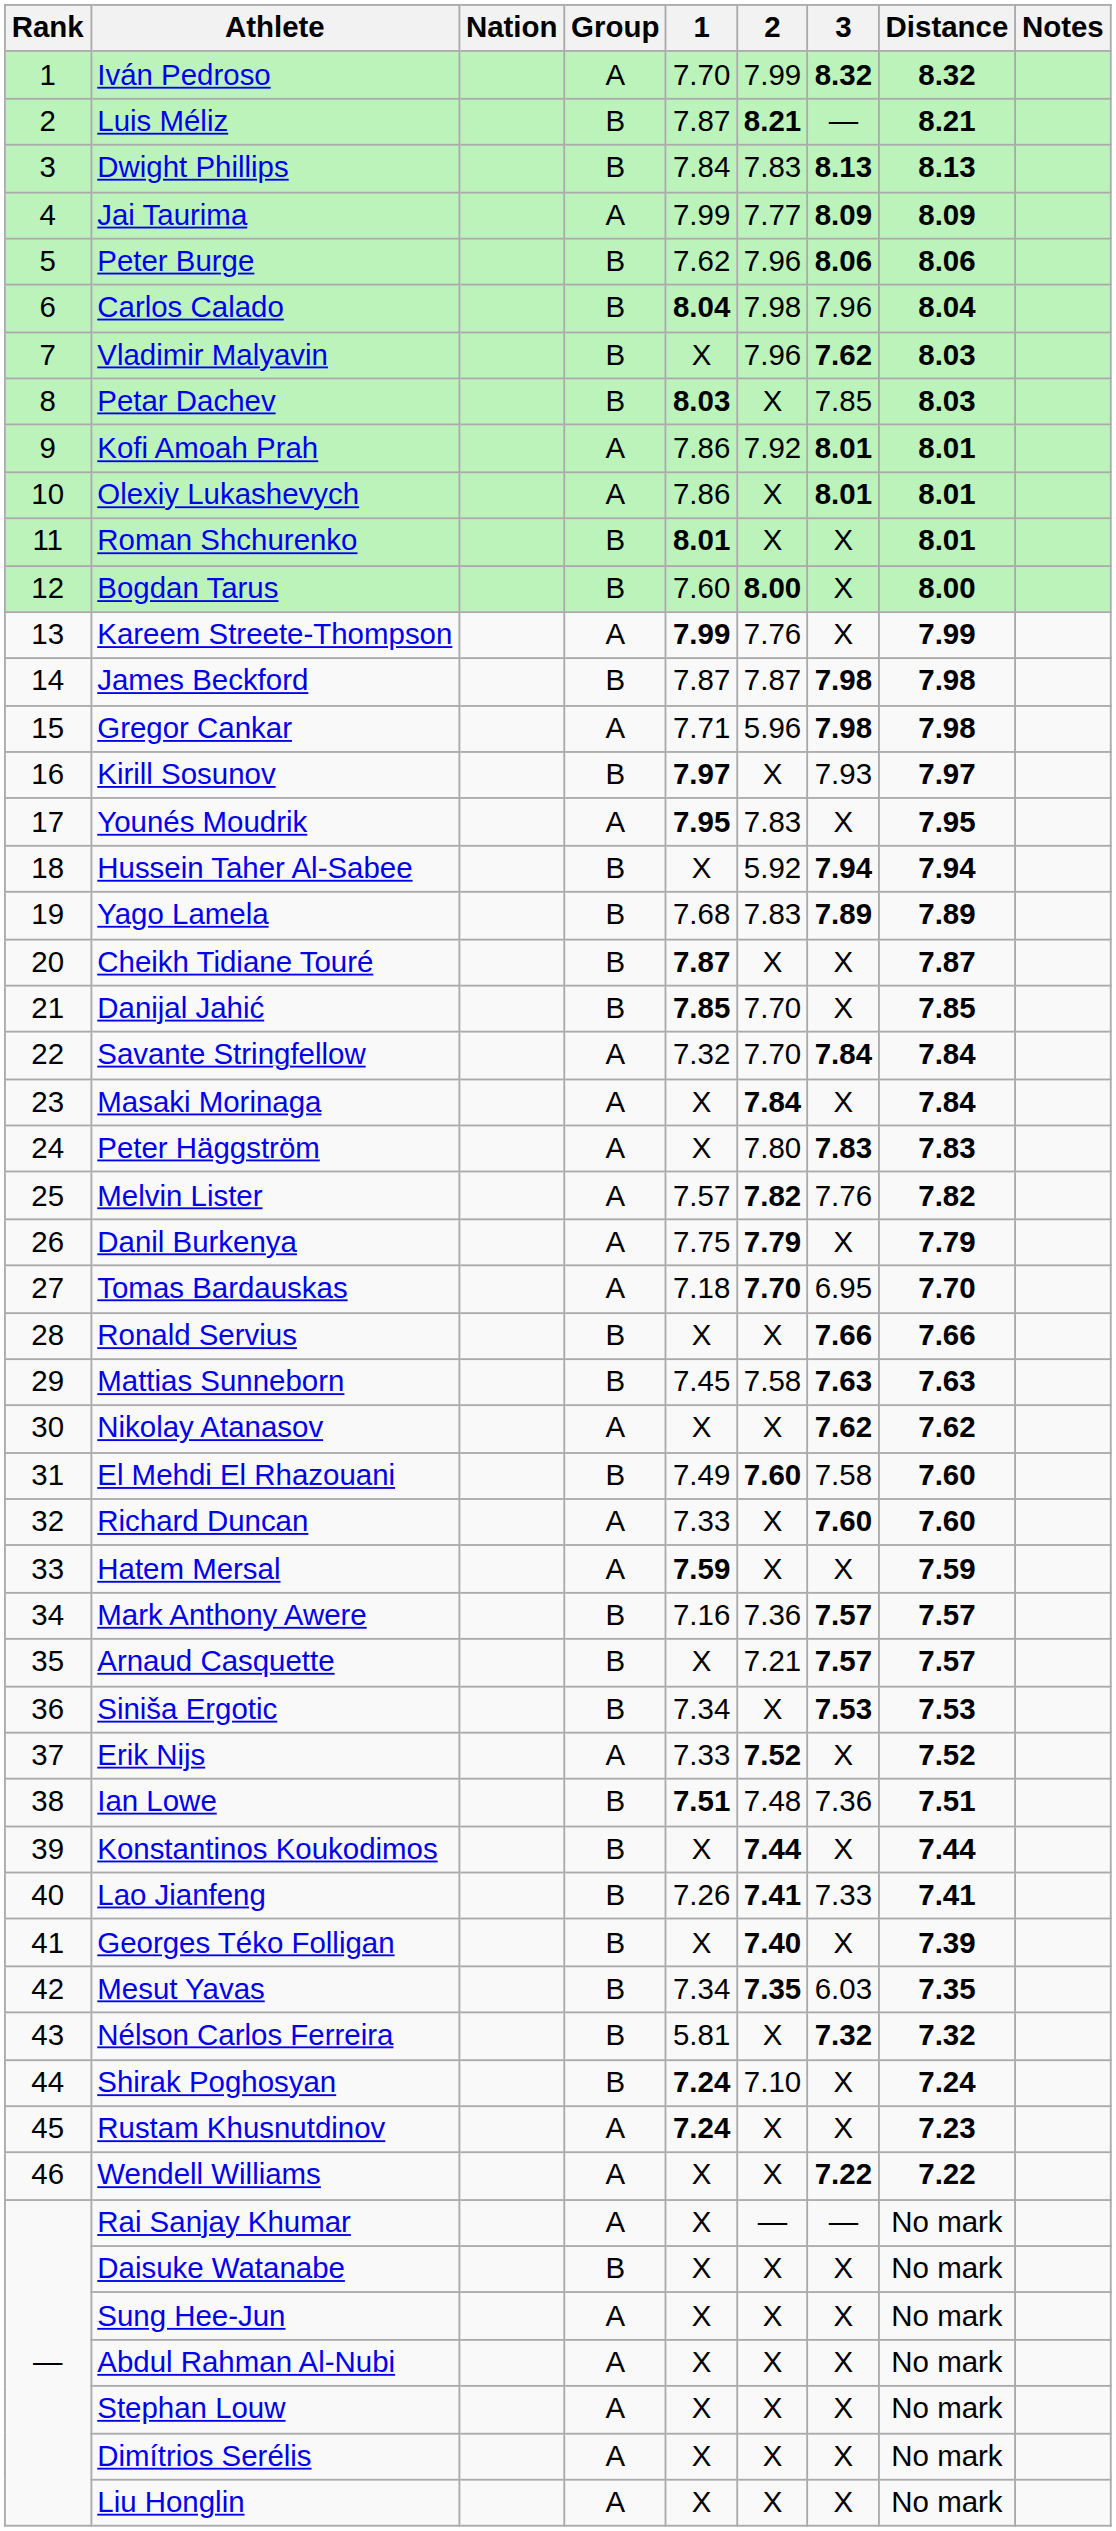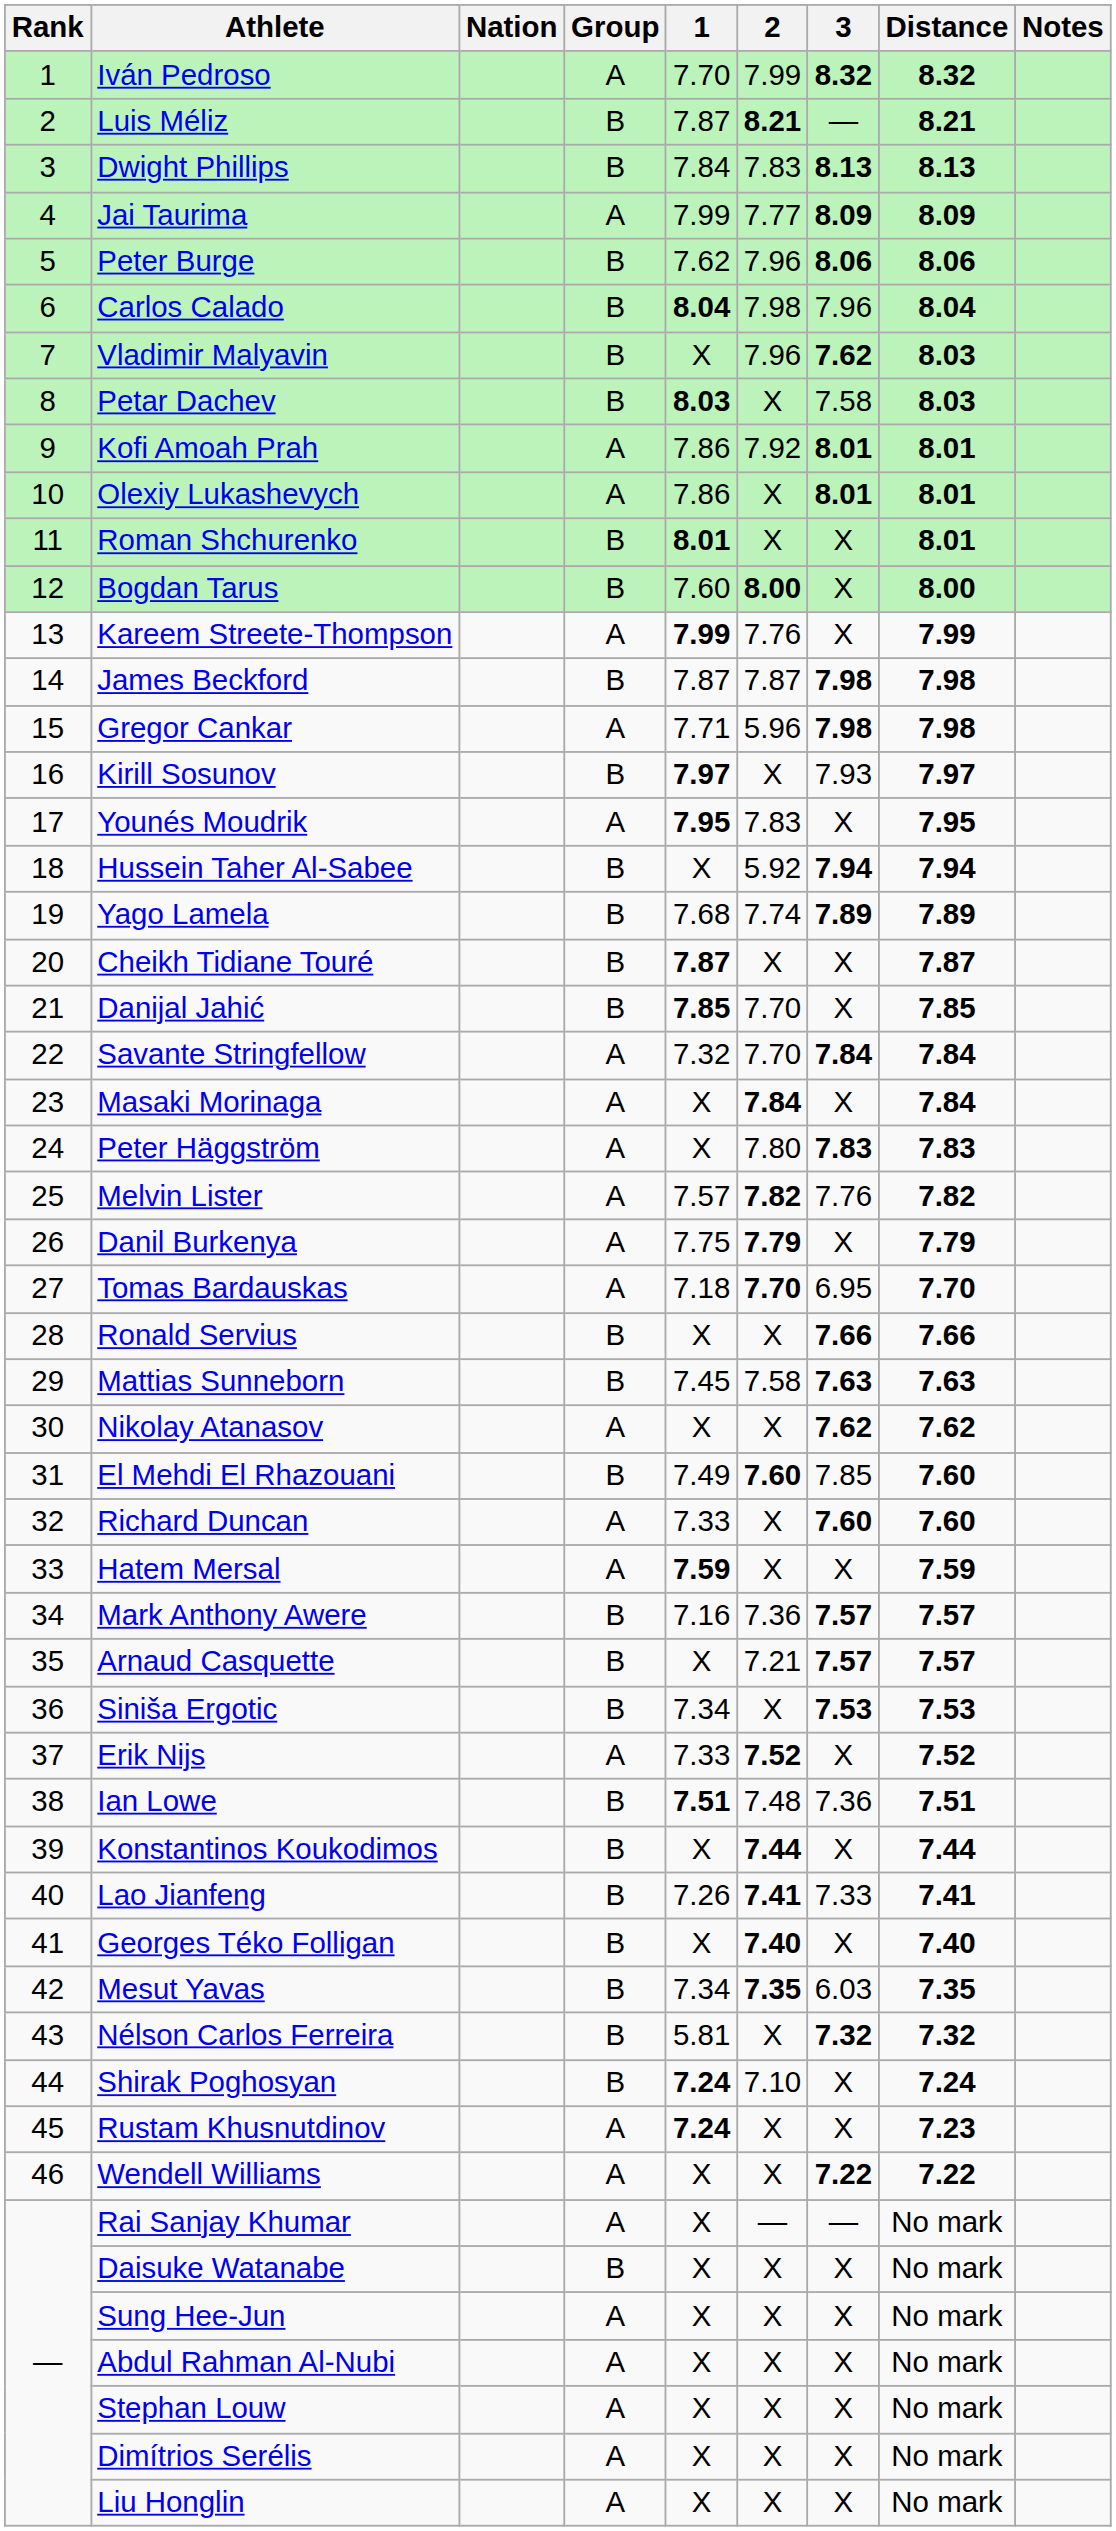(843, 401) 7.85 -> (843, 401) 7.58
(773, 914) 7.83 -> (773, 914) 7.74
(843, 1475) 7.58 -> (843, 1475) 7.85
(947, 1942) 7.39 -> (947, 1942) 7.40
